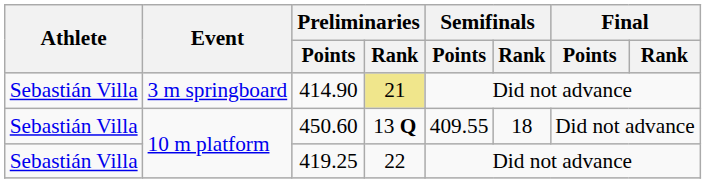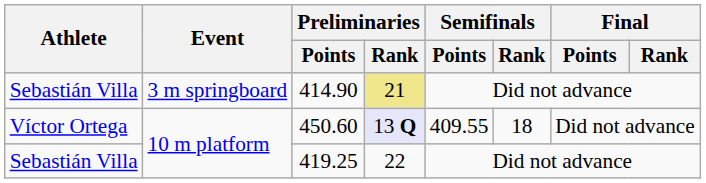(74, 126) Sebastián Villa -> (69, 126) Víctor Ortega
(395, 126) no background -> (395, 126) lavender background
